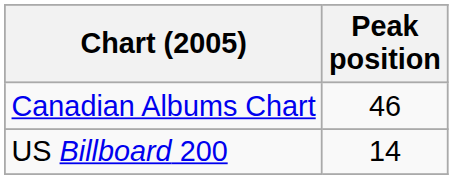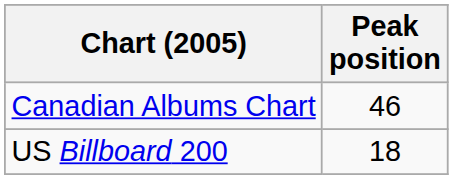(385, 151) 14 -> (385, 151) 18
